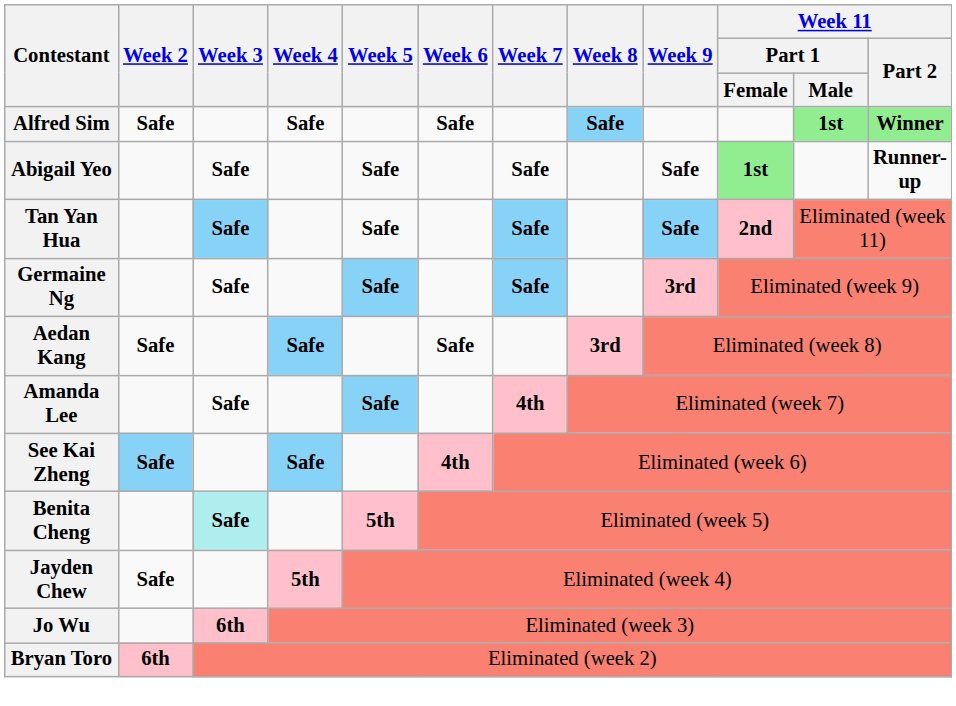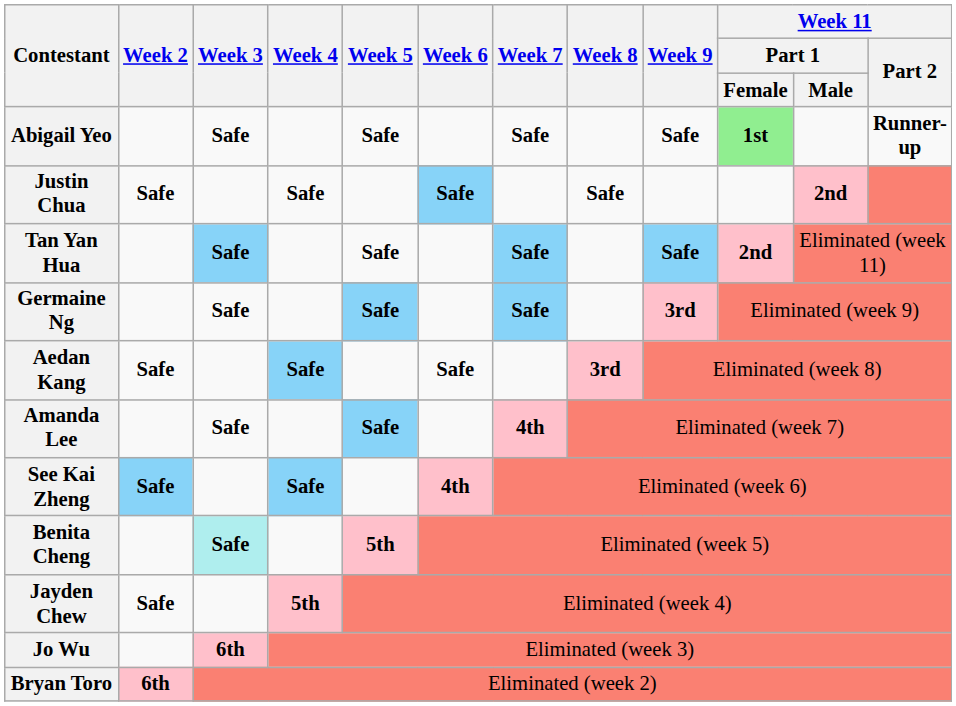- row: (61, 123)
+ row: (61, 194)
